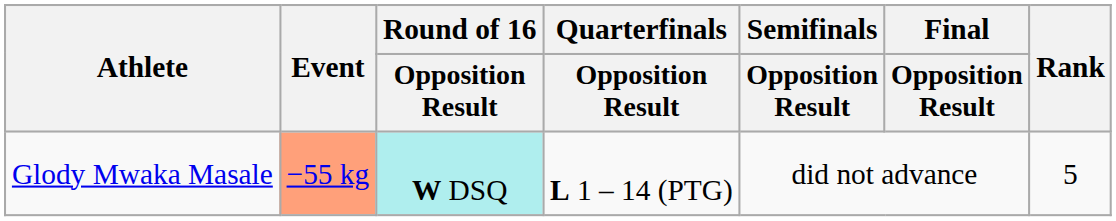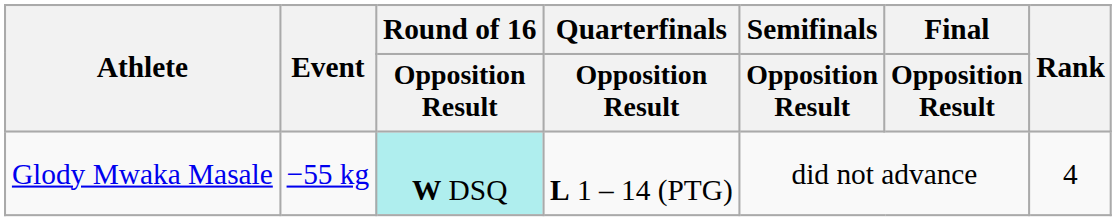(328, 173) lightsalmon background -> (328, 173) no background
(1070, 173) 5 -> (1070, 173) 4
